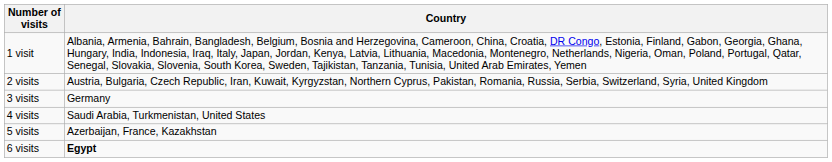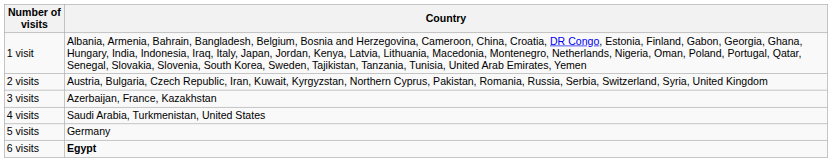(89, 98) Germany -> (142, 98) Azerbaijan, France, Kazakhstan
(142, 132) Azerbaijan, France, Kazakhstan -> (89, 132) Germany
